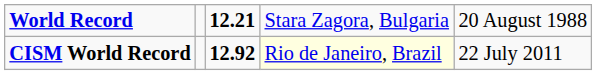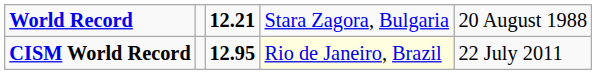(232, 52) 12.92 -> (232, 52) 12.95
